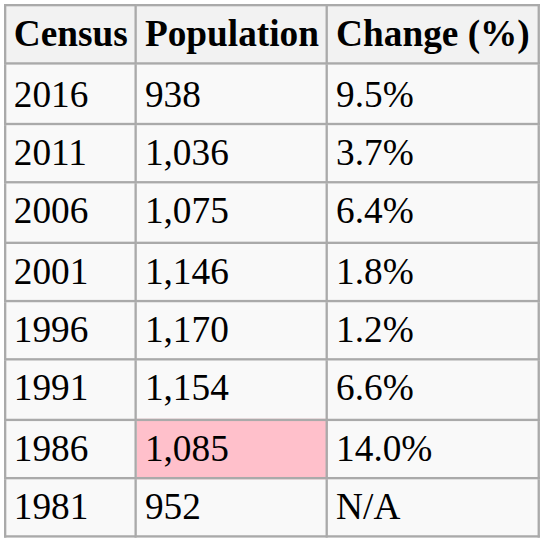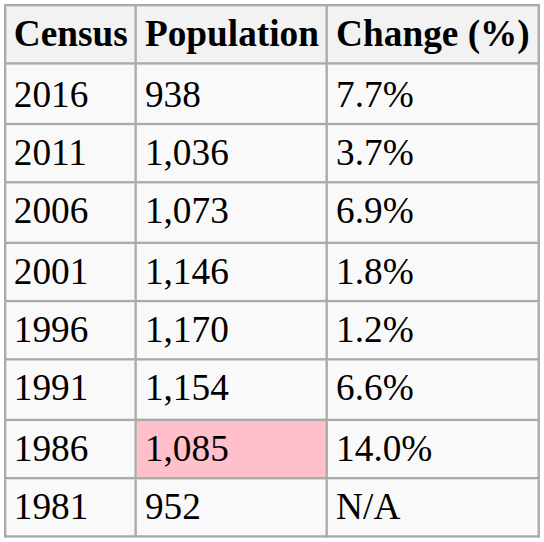(375, 93) 9.5% -> (375, 93) 7.7%
(187, 211) 1,075 -> (187, 211) 1,073
(375, 211) 6.4% -> (375, 211) 6.9%
